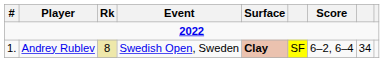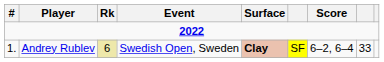(107, 48) 8 -> (107, 48) 6
(365, 48) 34 -> (365, 48) 33
